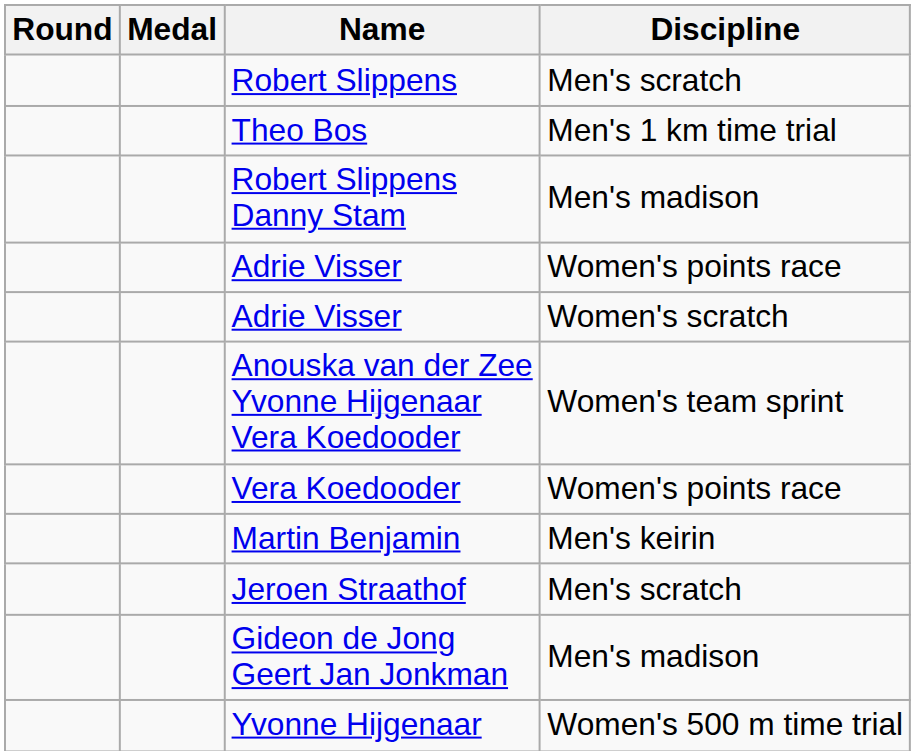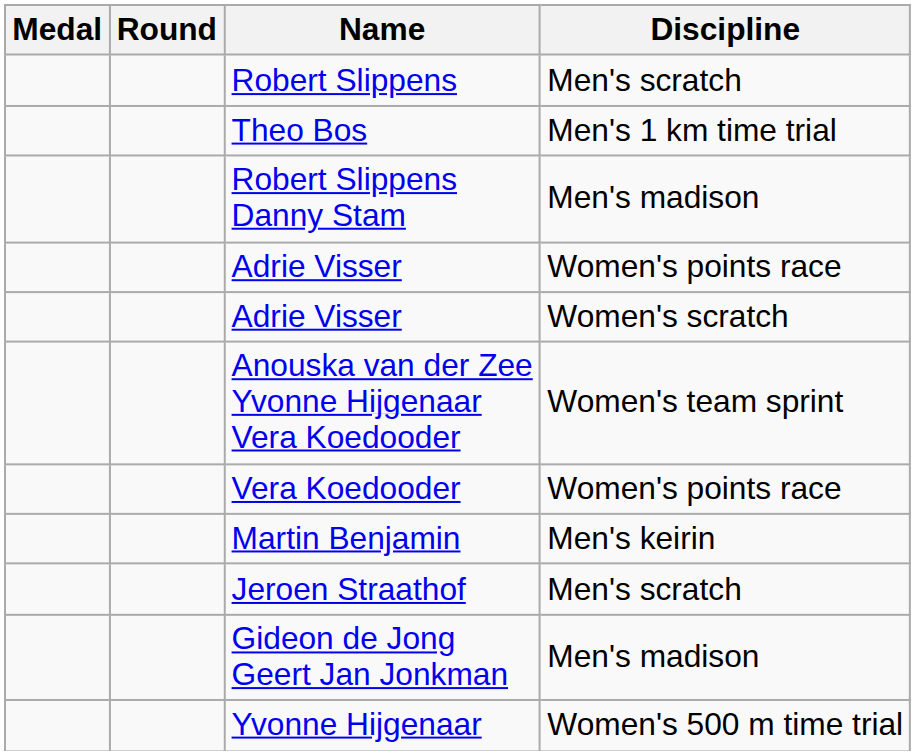columns swapped: (172, 29) <-> (62, 29)
